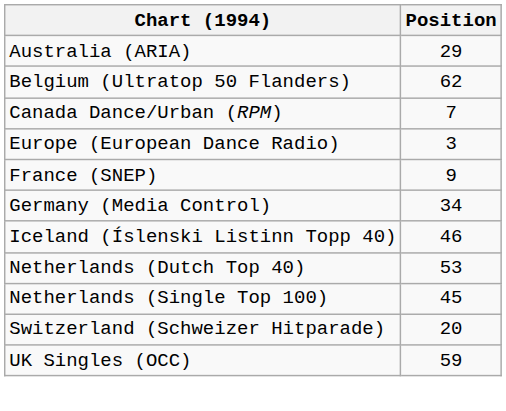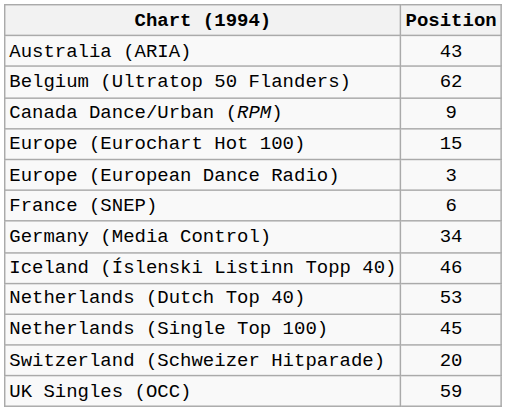(451, 51) 29 -> (451, 51) 43
(451, 113) 7 -> (451, 113) 9
+ row: (157, 144)
(451, 175) 9 -> (451, 206) 6
